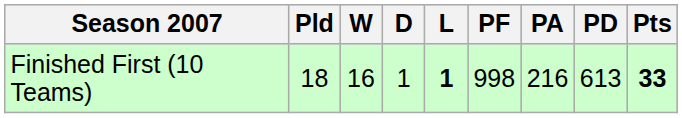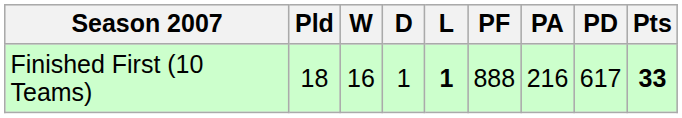(494, 77) 998 -> (494, 77) 888
(601, 77) 613 -> (601, 77) 617
